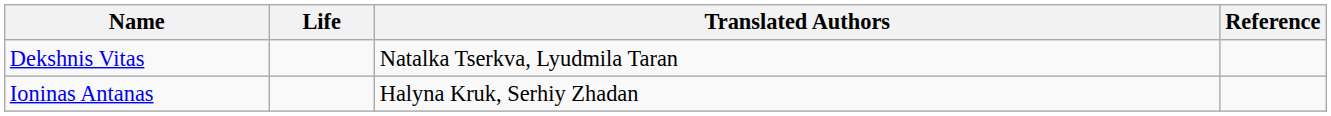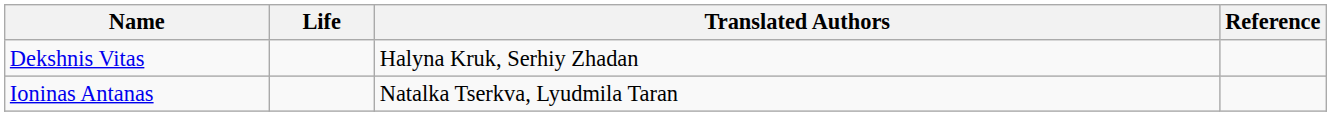(529, 57) Natalka Tserkva, Lyudmila Taran -> (509, 57) Halyna Kruk, Serhiy Zhadan
(509, 93) Halyna Kruk, Serhiy Zhadan -> (529, 93) Natalka Tserkva, Lyudmila Taran
